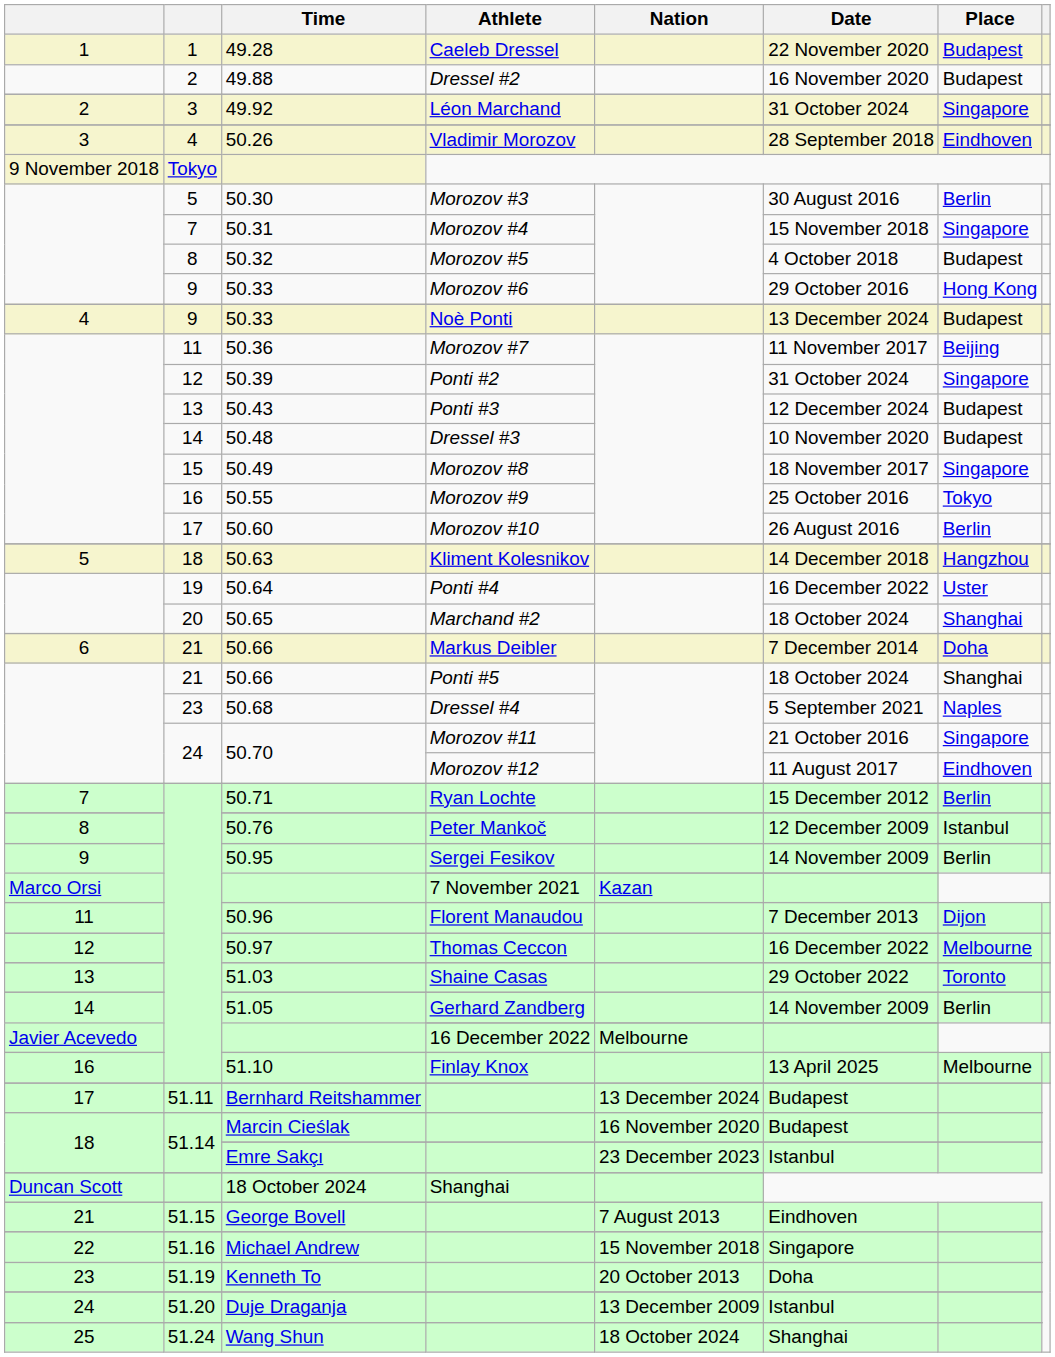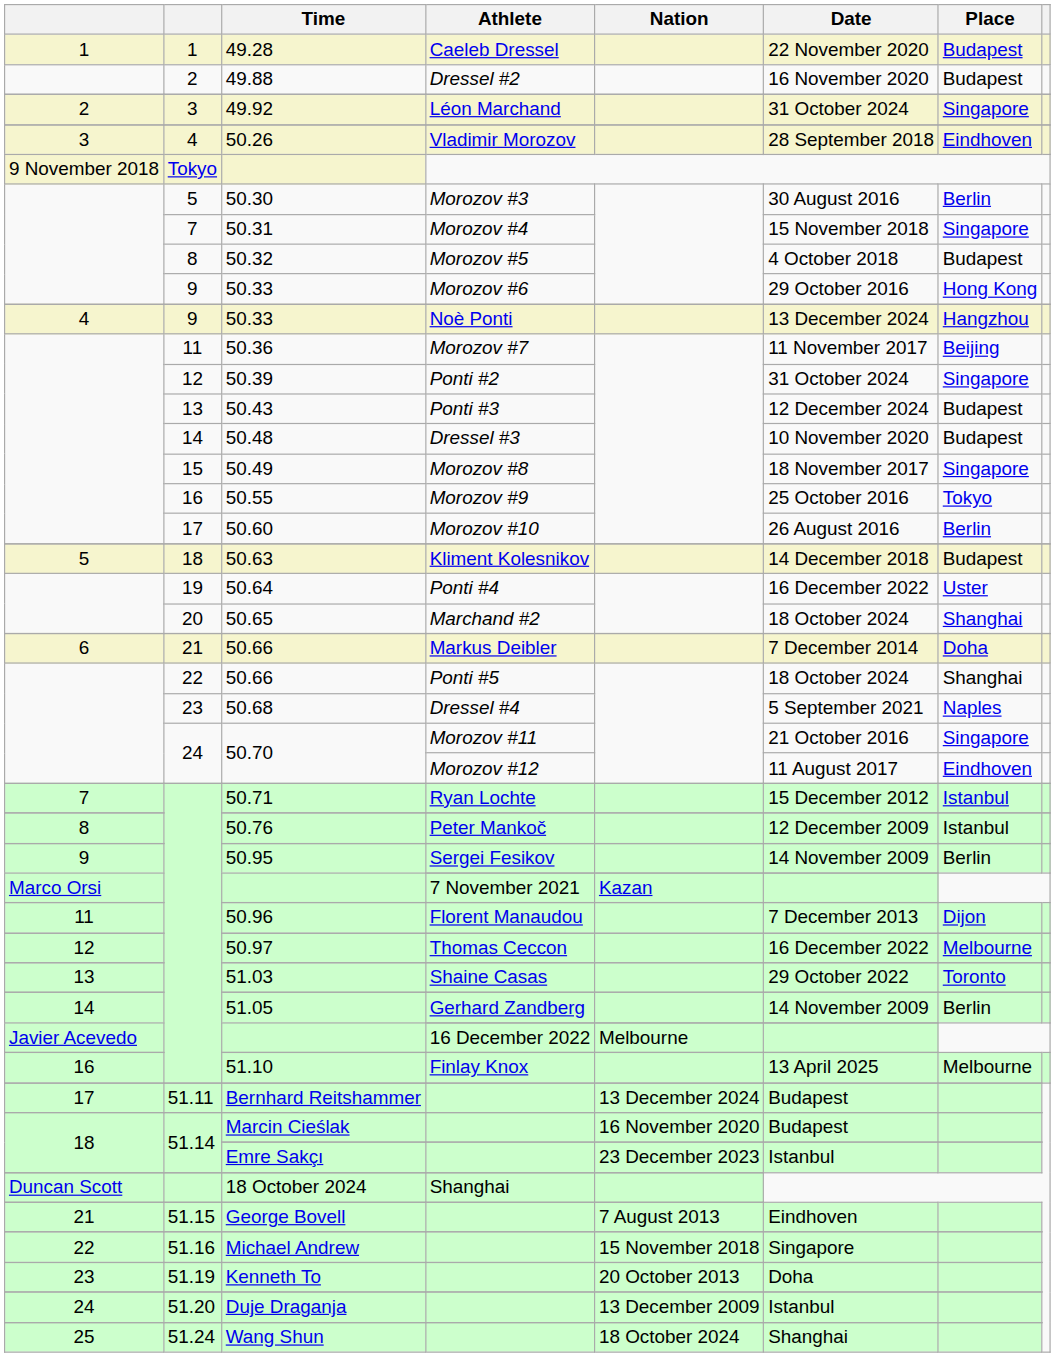(983, 318) Budapest -> (986, 318) Hangzhou
(986, 558) Hangzhou -> (983, 558) Budapest
(192, 678) 21 -> (192, 678) 22
(967, 797) Berlin -> (976, 797) Istanbul
